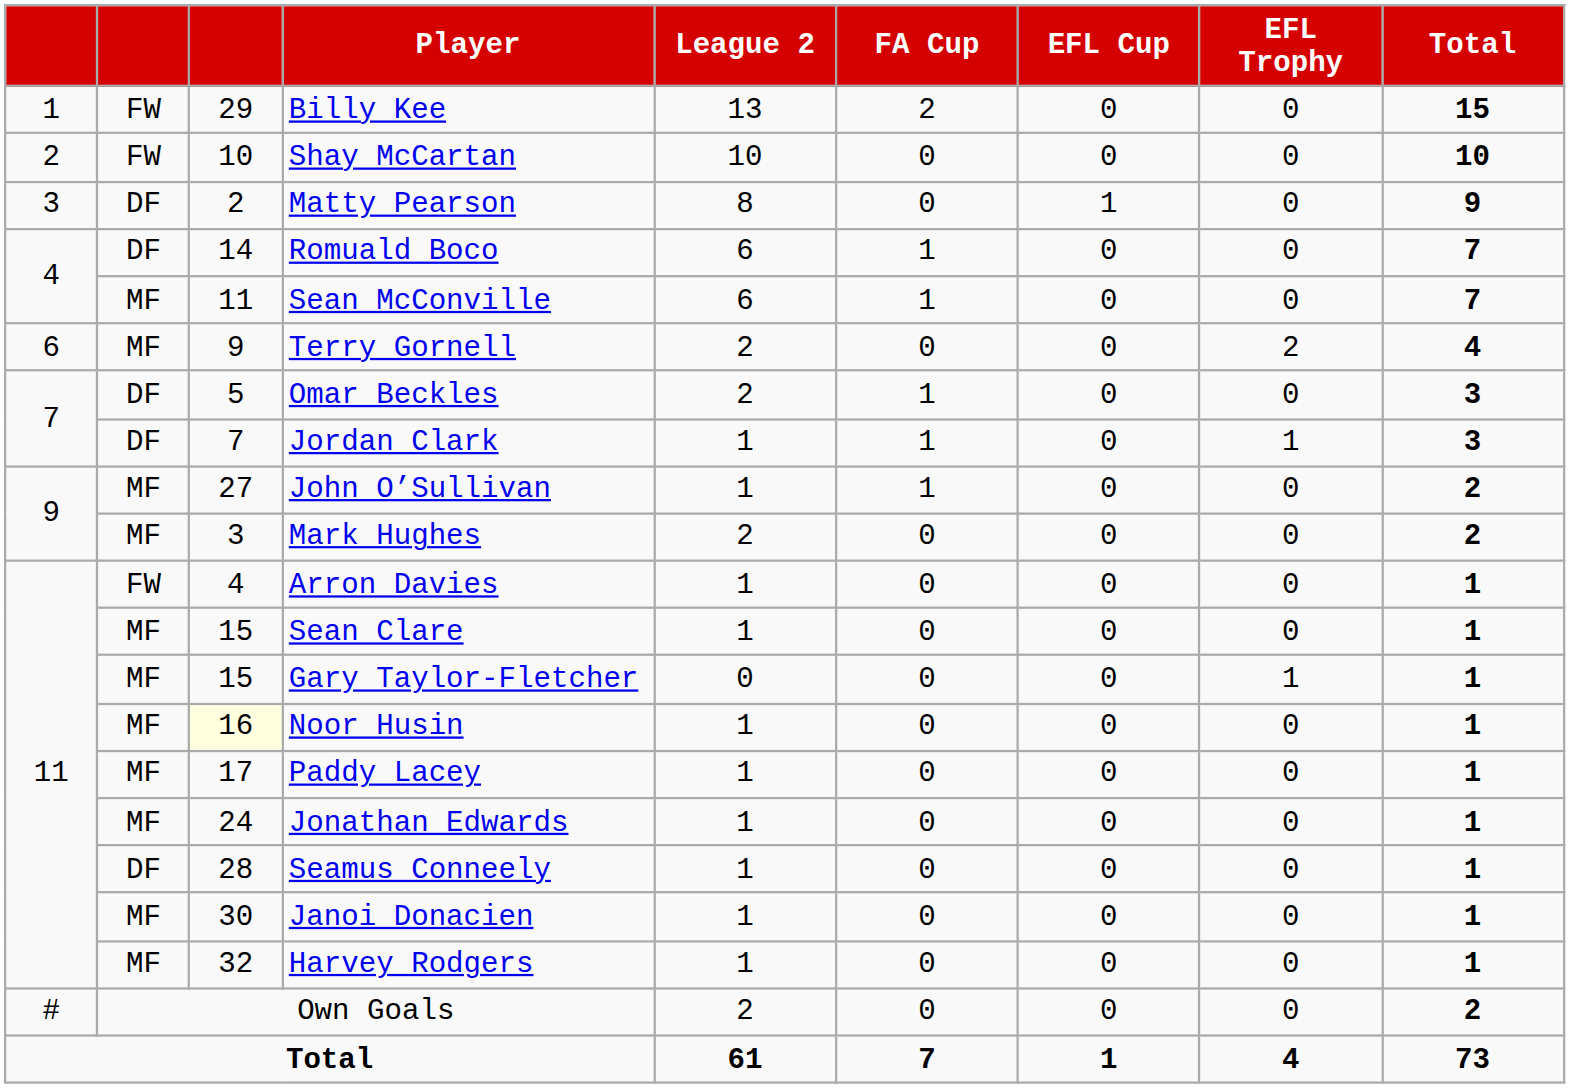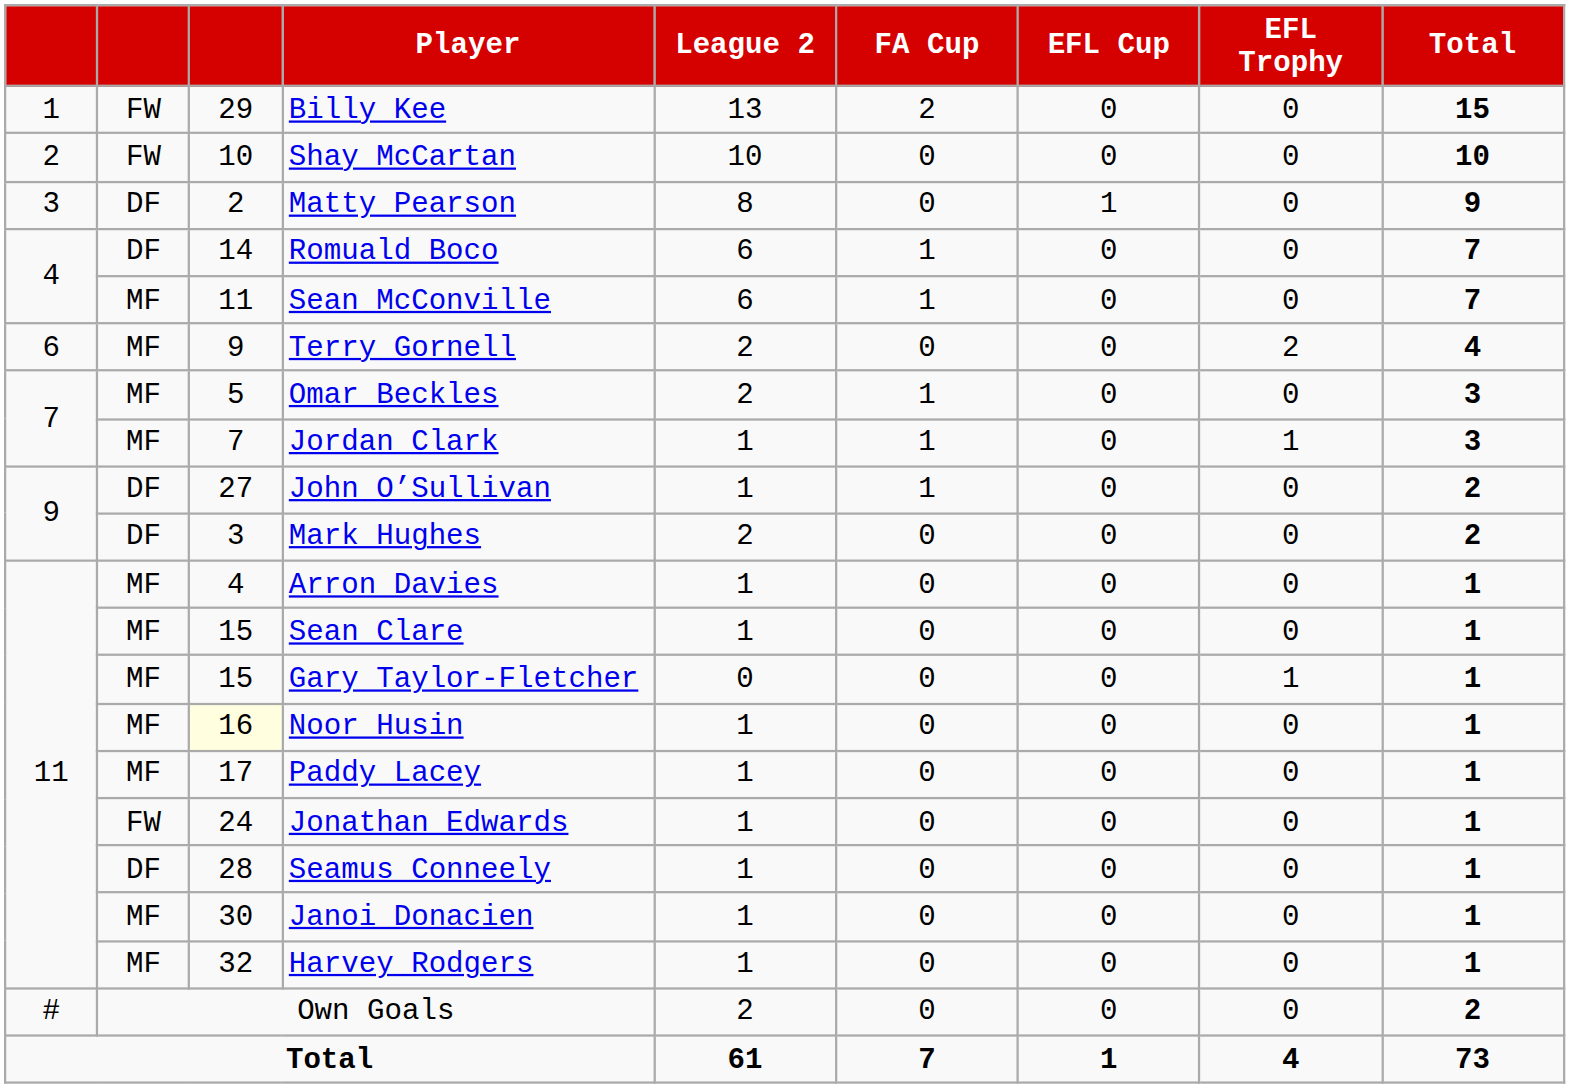(143, 395) DF -> (143, 395) MF
(143, 442) DF -> (143, 442) MF
(143, 490) MF -> (143, 490) DF
(143, 537) MF -> (143, 537) DF
(143, 585) FW -> (143, 585) MF
(143, 822) MF -> (143, 822) FW
